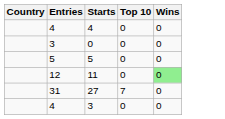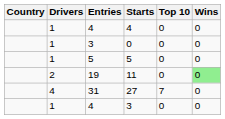+ column: (66, 12)
(55, 75) 12 -> (93, 75) 19
